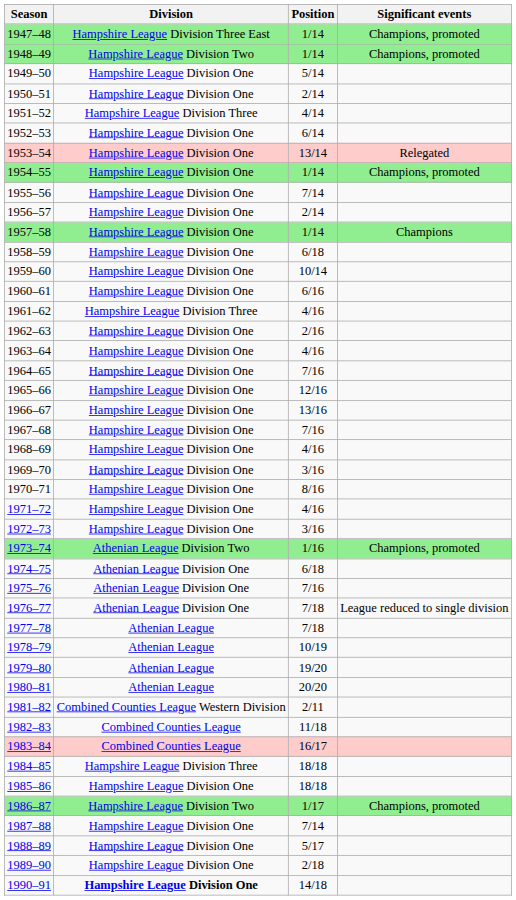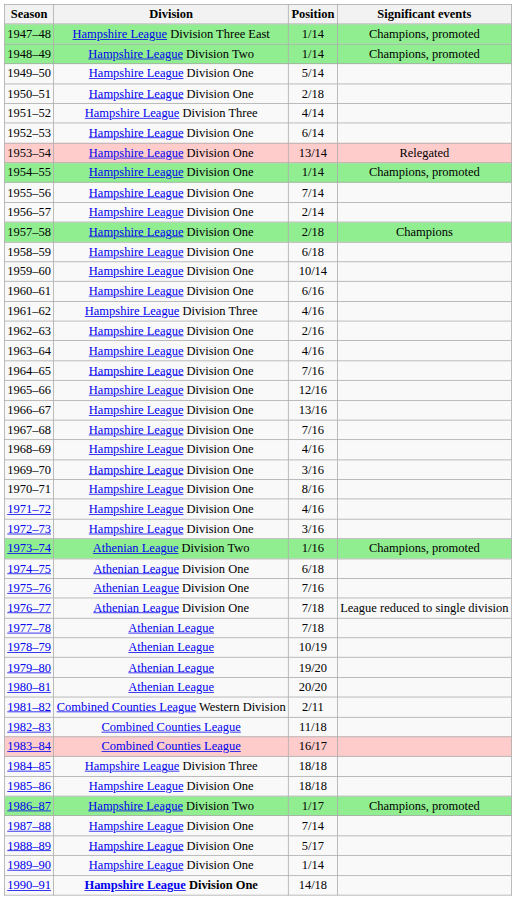(313, 93) 2/14 -> (313, 93) 2/18
(313, 232) 1/14 -> (313, 232) 2/18
(313, 865) 2/18 -> (313, 865) 1/14
